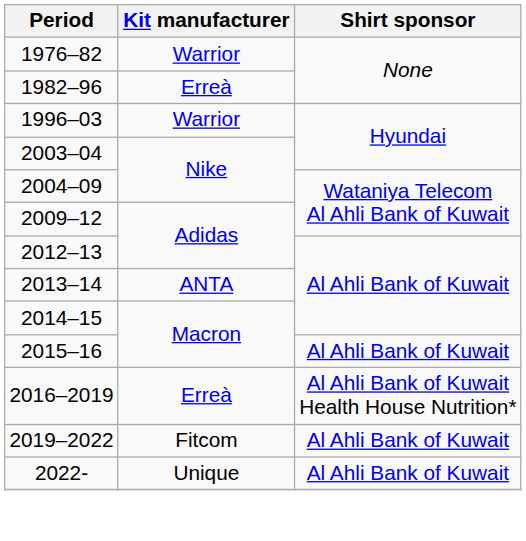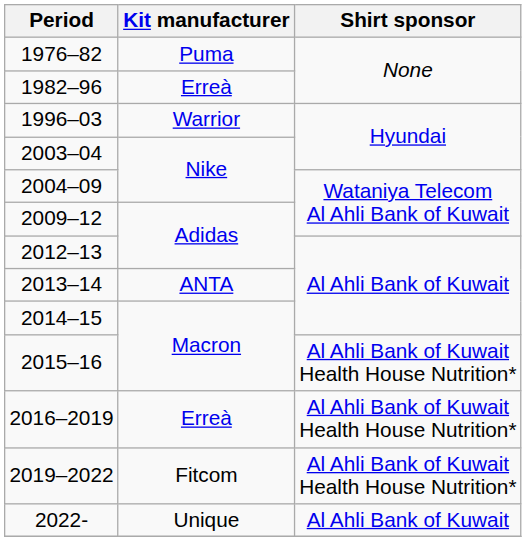(206, 53) Warrior -> (206, 53) Puma
(408, 350) Al Ahli Bank of Kuwait -> (408, 362) Al Ahli Bank of Kuwait Health House Nutrition*
(408, 440) Al Ahli Bank of Kuwait -> (408, 475) Al Ahli Bank of Kuwait Health House Nutrition*
